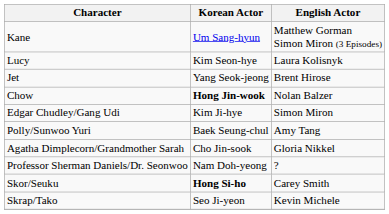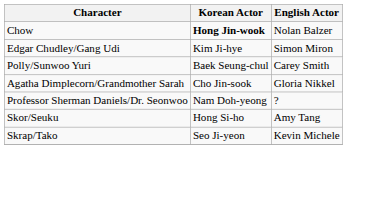- row: (19, 36)
- row: (18, 60)
- row: (13, 78)
(297, 130) Amy Tang -> (301, 65) Carey Smith
(219, 183) bold -> (218, 118) normal
(302, 183) Carey Smith -> (297, 118) Amy Tang
